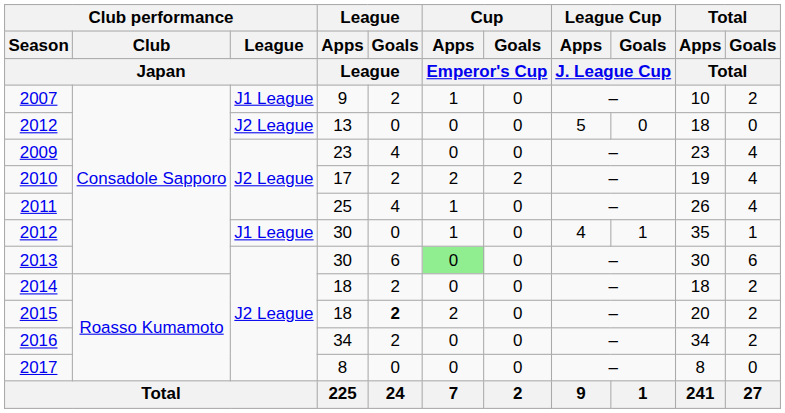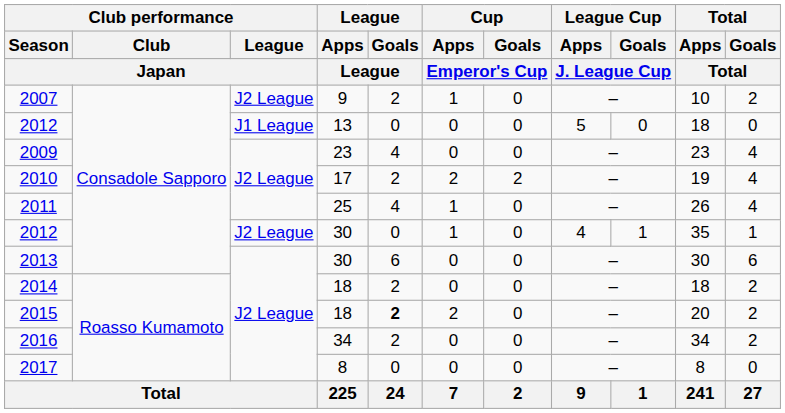(274, 98) J1 League -> (274, 98) J2 League
(274, 125) J2 League -> (274, 125) J1 League
(274, 233) J1 League -> (274, 233) J2 League
(453, 260) lightgreen background -> (453, 260) no background
